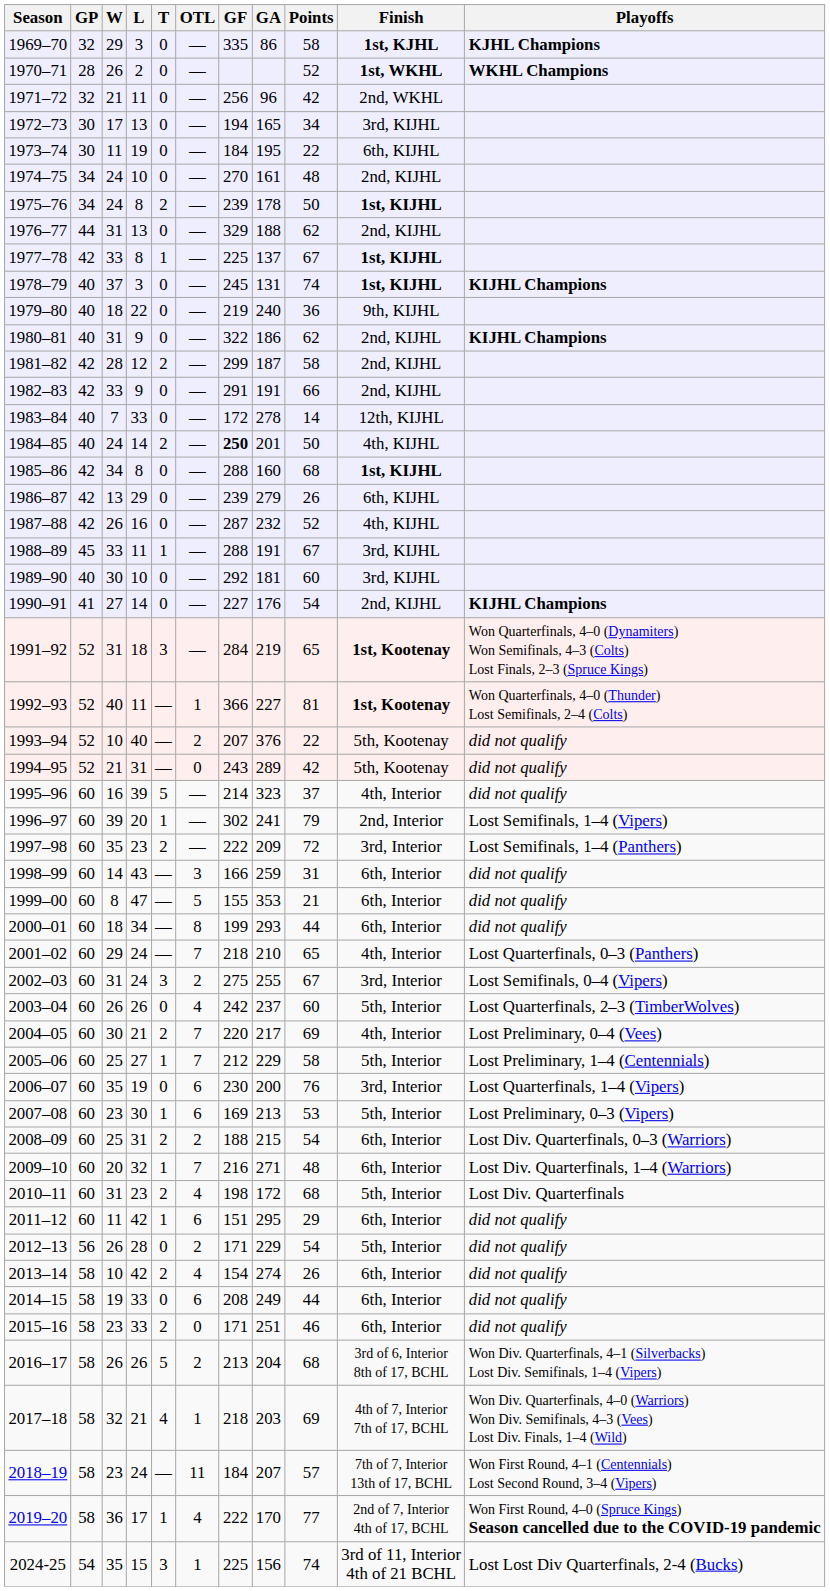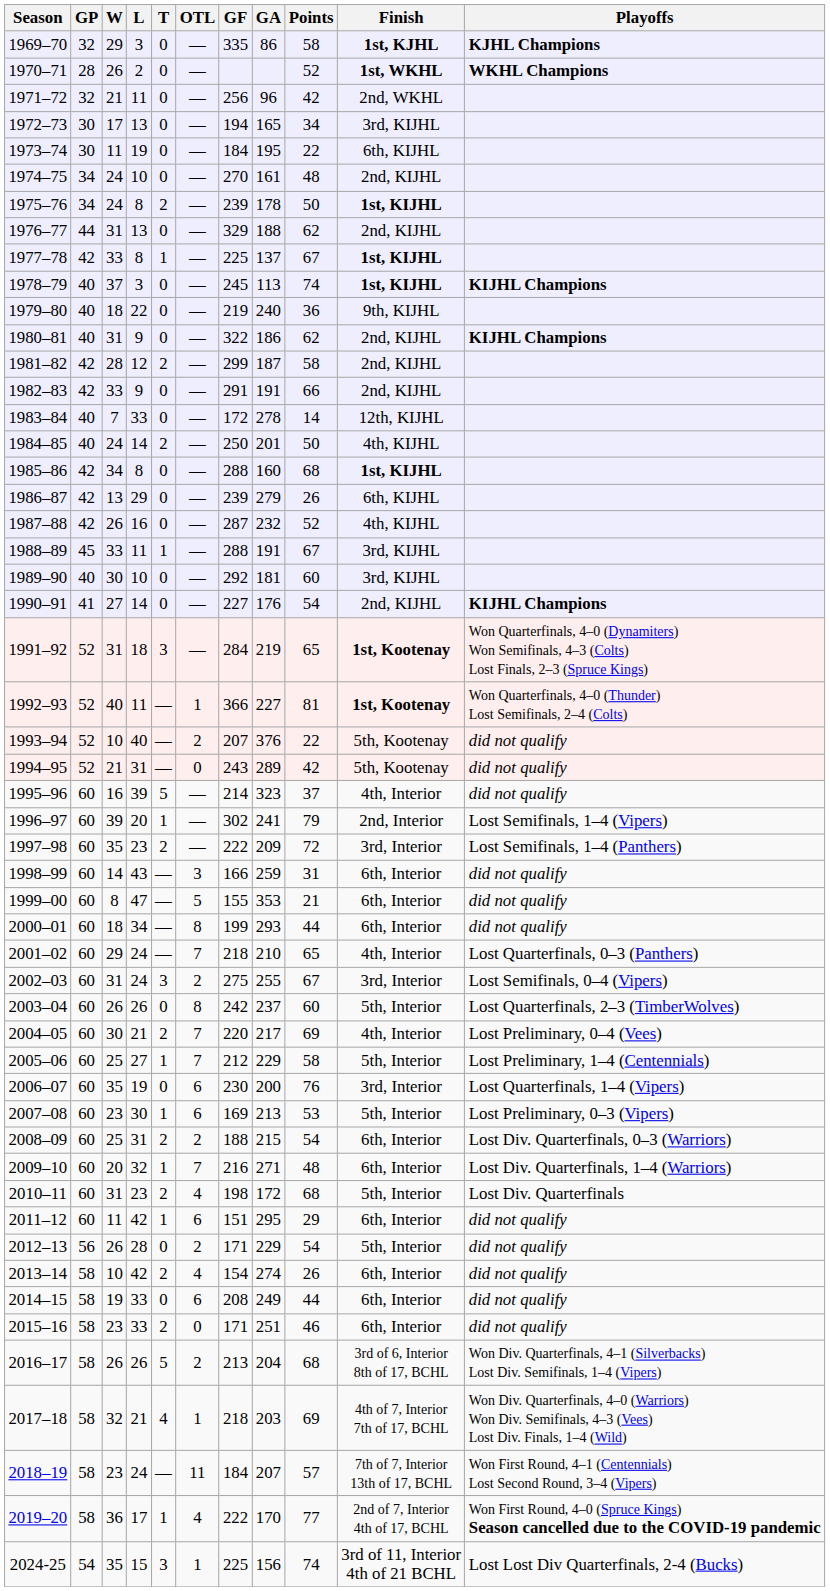(268, 284) 131 -> (268, 284) 113
(235, 444) bold -> (235, 444) normal
(197, 1007) 4 -> (197, 1007) 8
